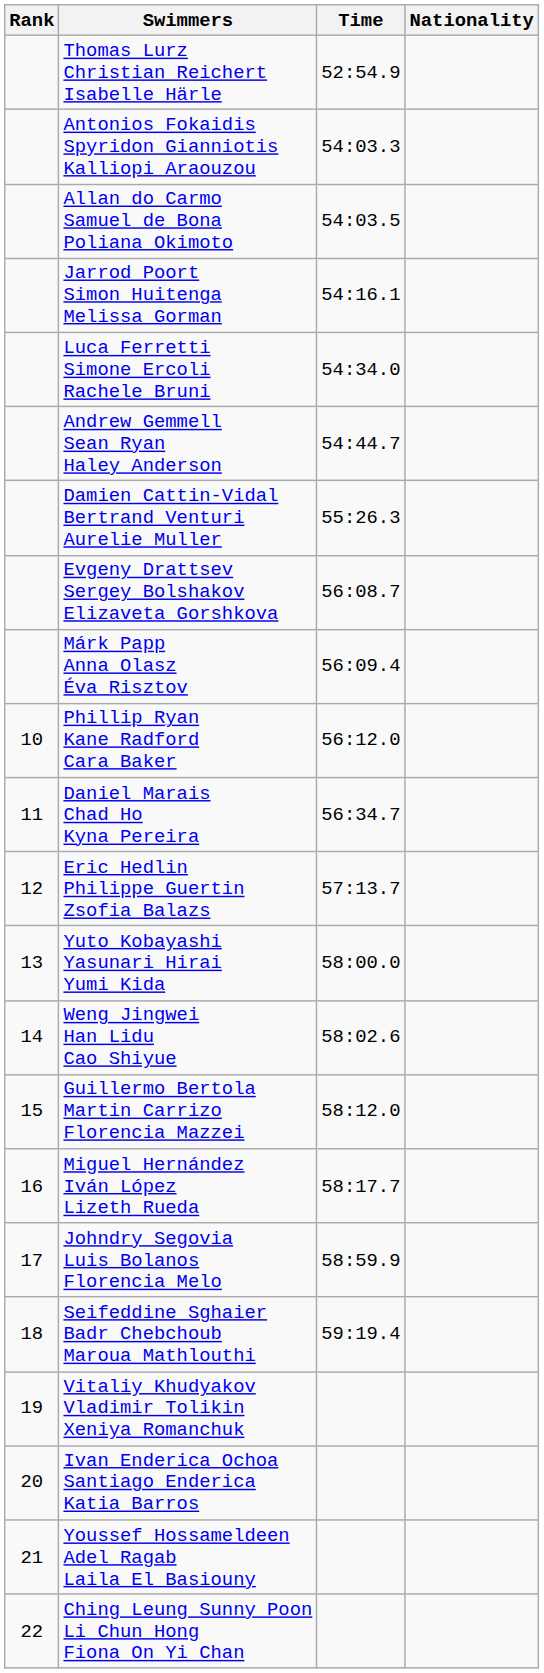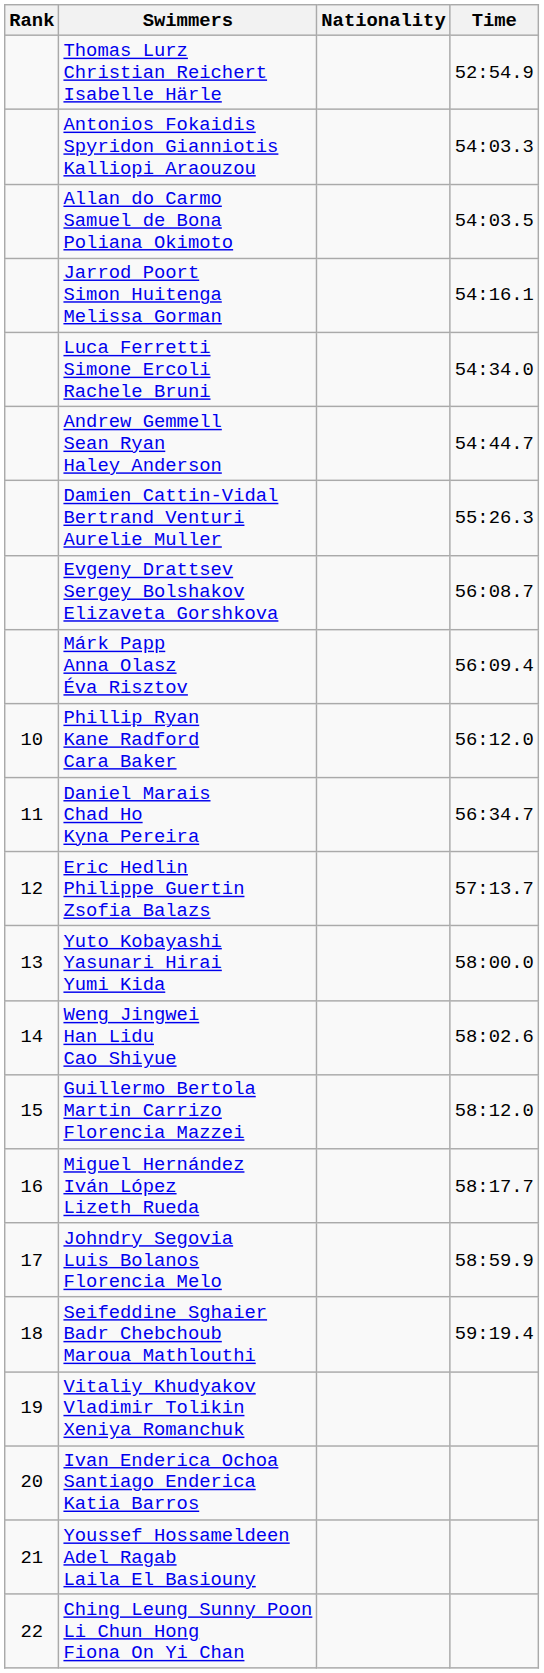columns swapped: (472, 20) <-> (361, 20)
